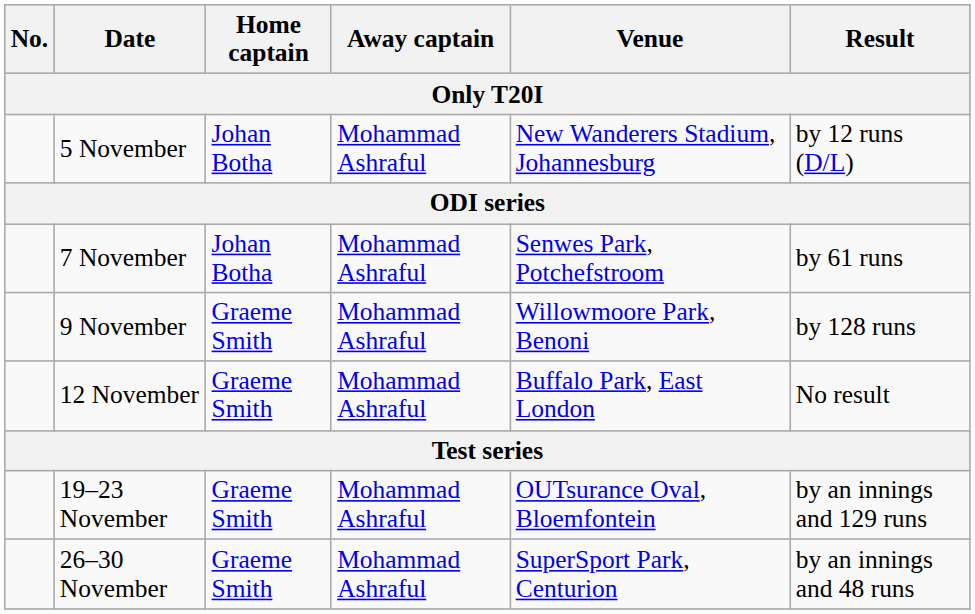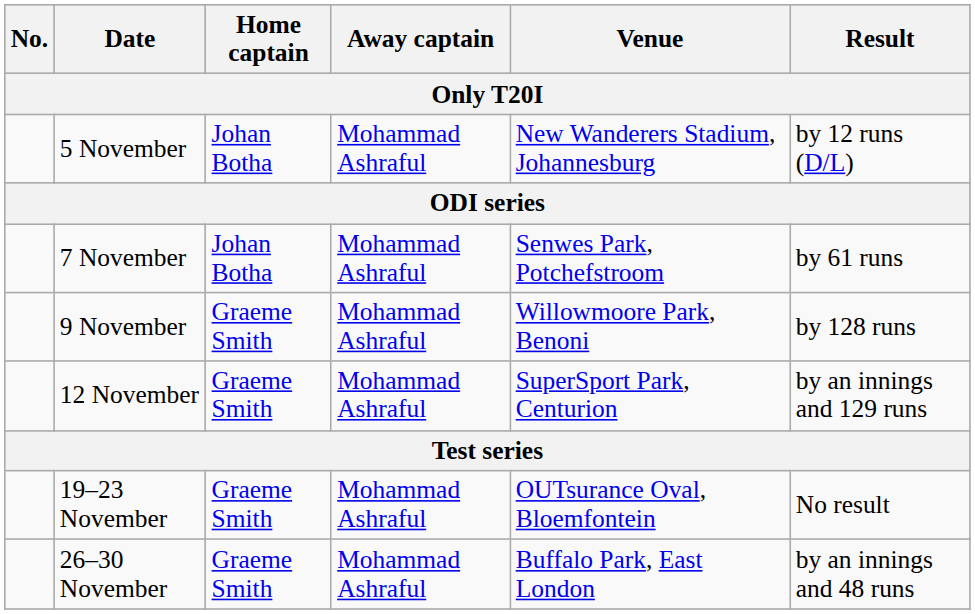(609, 395) Buffalo Park, East London -> (603, 395) SuperSport Park, Centurion
(843, 395) No result -> (864, 395) by an innings and 129 runs
(864, 504) by an innings and 129 runs -> (843, 504) No result
(603, 573) SuperSport Park, Centurion -> (609, 573) Buffalo Park, East London
